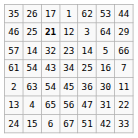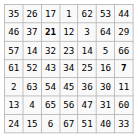(32, 32) 25 -> (32, 32) 37
(32, 69) 54 -> (32, 69) 52
(124, 69) normal -> (124, 69) bold
(124, 105) 22 -> (124, 105) 60
(105, 124) 42 -> (105, 124) 40
